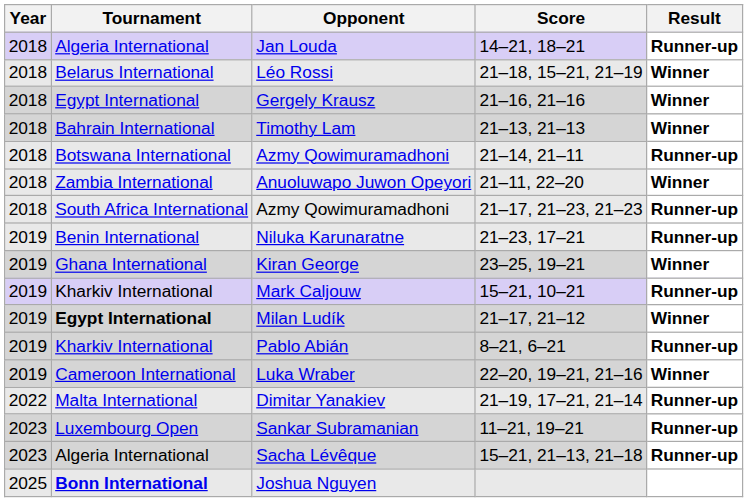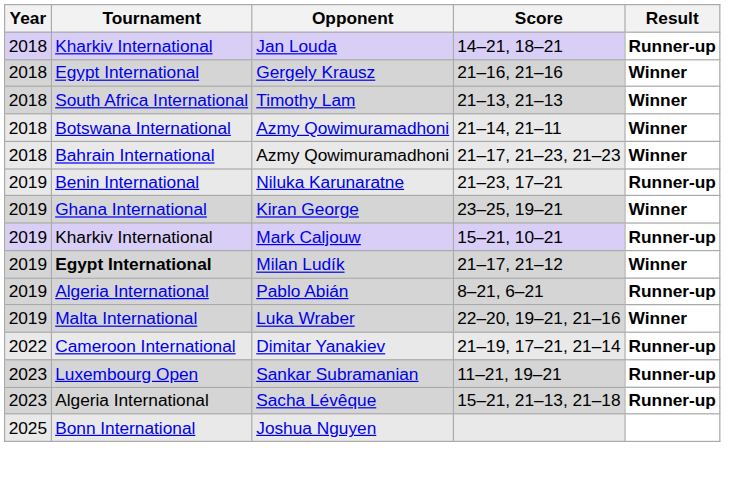(132, 46) Algeria International -> (134, 46) Kharkiv International
- row: (295, 73)
(135, 128) Bahrain International -> (152, 101) South Africa International
(694, 155) Runner-up -> (658, 128) Winner
- row: (364, 182)
(152, 210) South Africa International -> (135, 155) Bahrain International
(694, 210) Runner-up -> (658, 155) Winner
(134, 346) Kharkiv International -> (132, 292) Algeria International
(145, 374) Cameroon International -> (126, 319) Malta International
(126, 401) Malta International -> (145, 346) Cameroon International
(131, 483) bold -> (125, 428) normal
